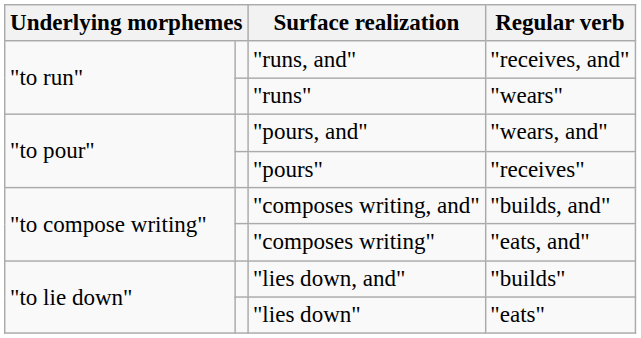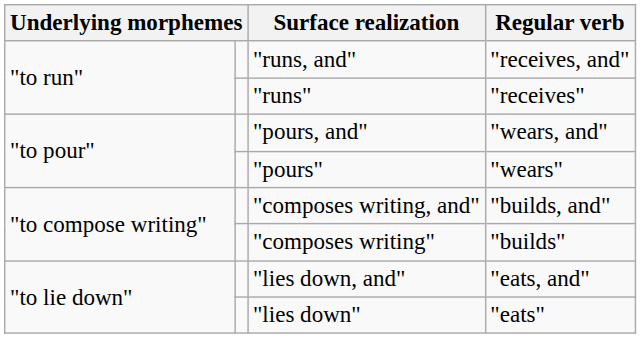(527, 95) "wears" -> (537, 95) "receives"
(537, 168) "receives" -> (527, 168) "wears"
(540, 242) "eats, and" -> (528, 242) "builds"
(528, 278) "builds" -> (540, 278) "eats, and"
